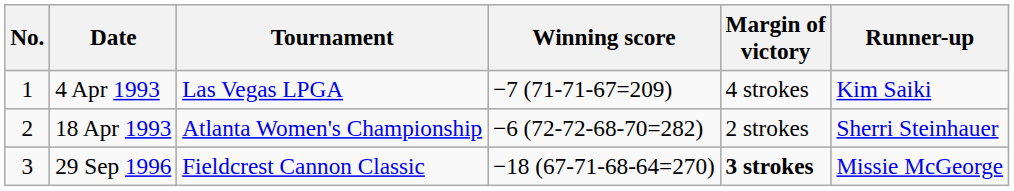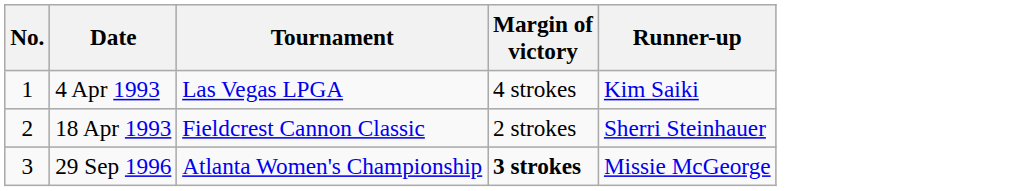- column: (604, 37)
(332, 128) Atlanta Women's Championship -> (304, 128) Fieldcrest Cannon Classic
(304, 166) Fieldcrest Cannon Classic -> (332, 166) Atlanta Women's Championship
